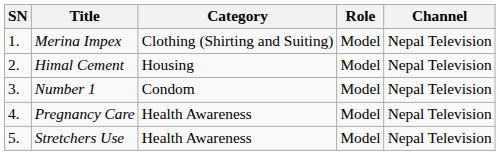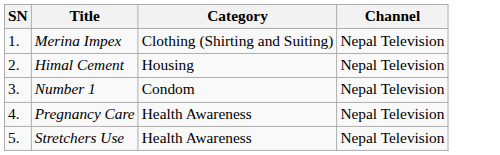- column: (360, 16)
